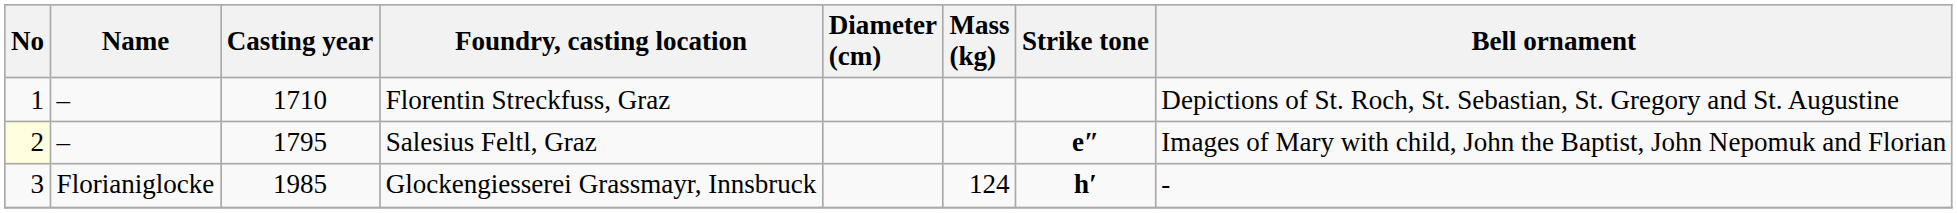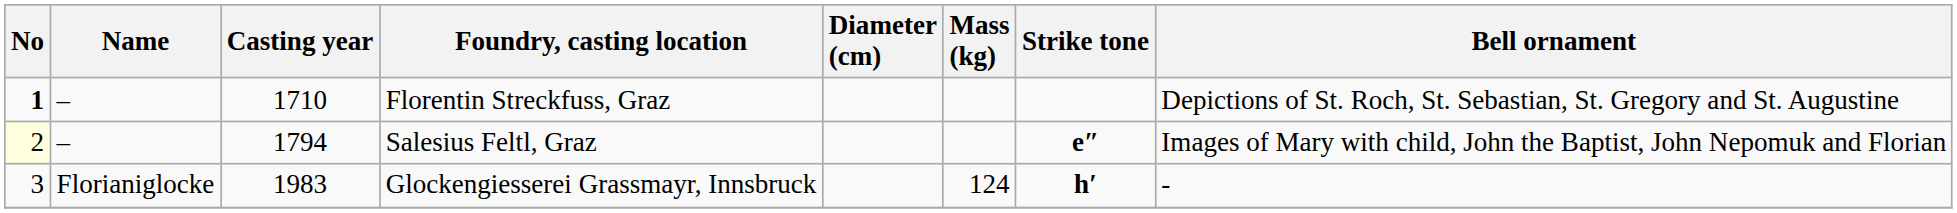(37, 99) normal -> (37, 99) bold
(300, 142) 1795 -> (300, 142) 1794
(300, 185) 1985 -> (300, 185) 1983
